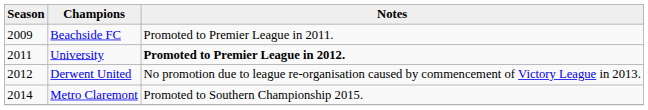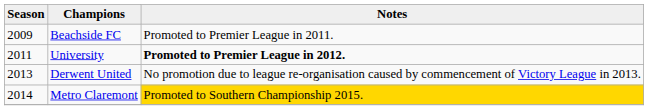(20, 74) 2012 -> (20, 74) 2013
(253, 94) no background -> (253, 94) gold background
